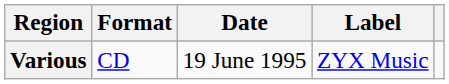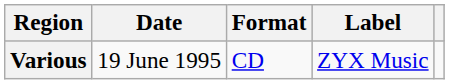columns swapped: (245, 22) <-> (135, 22)
